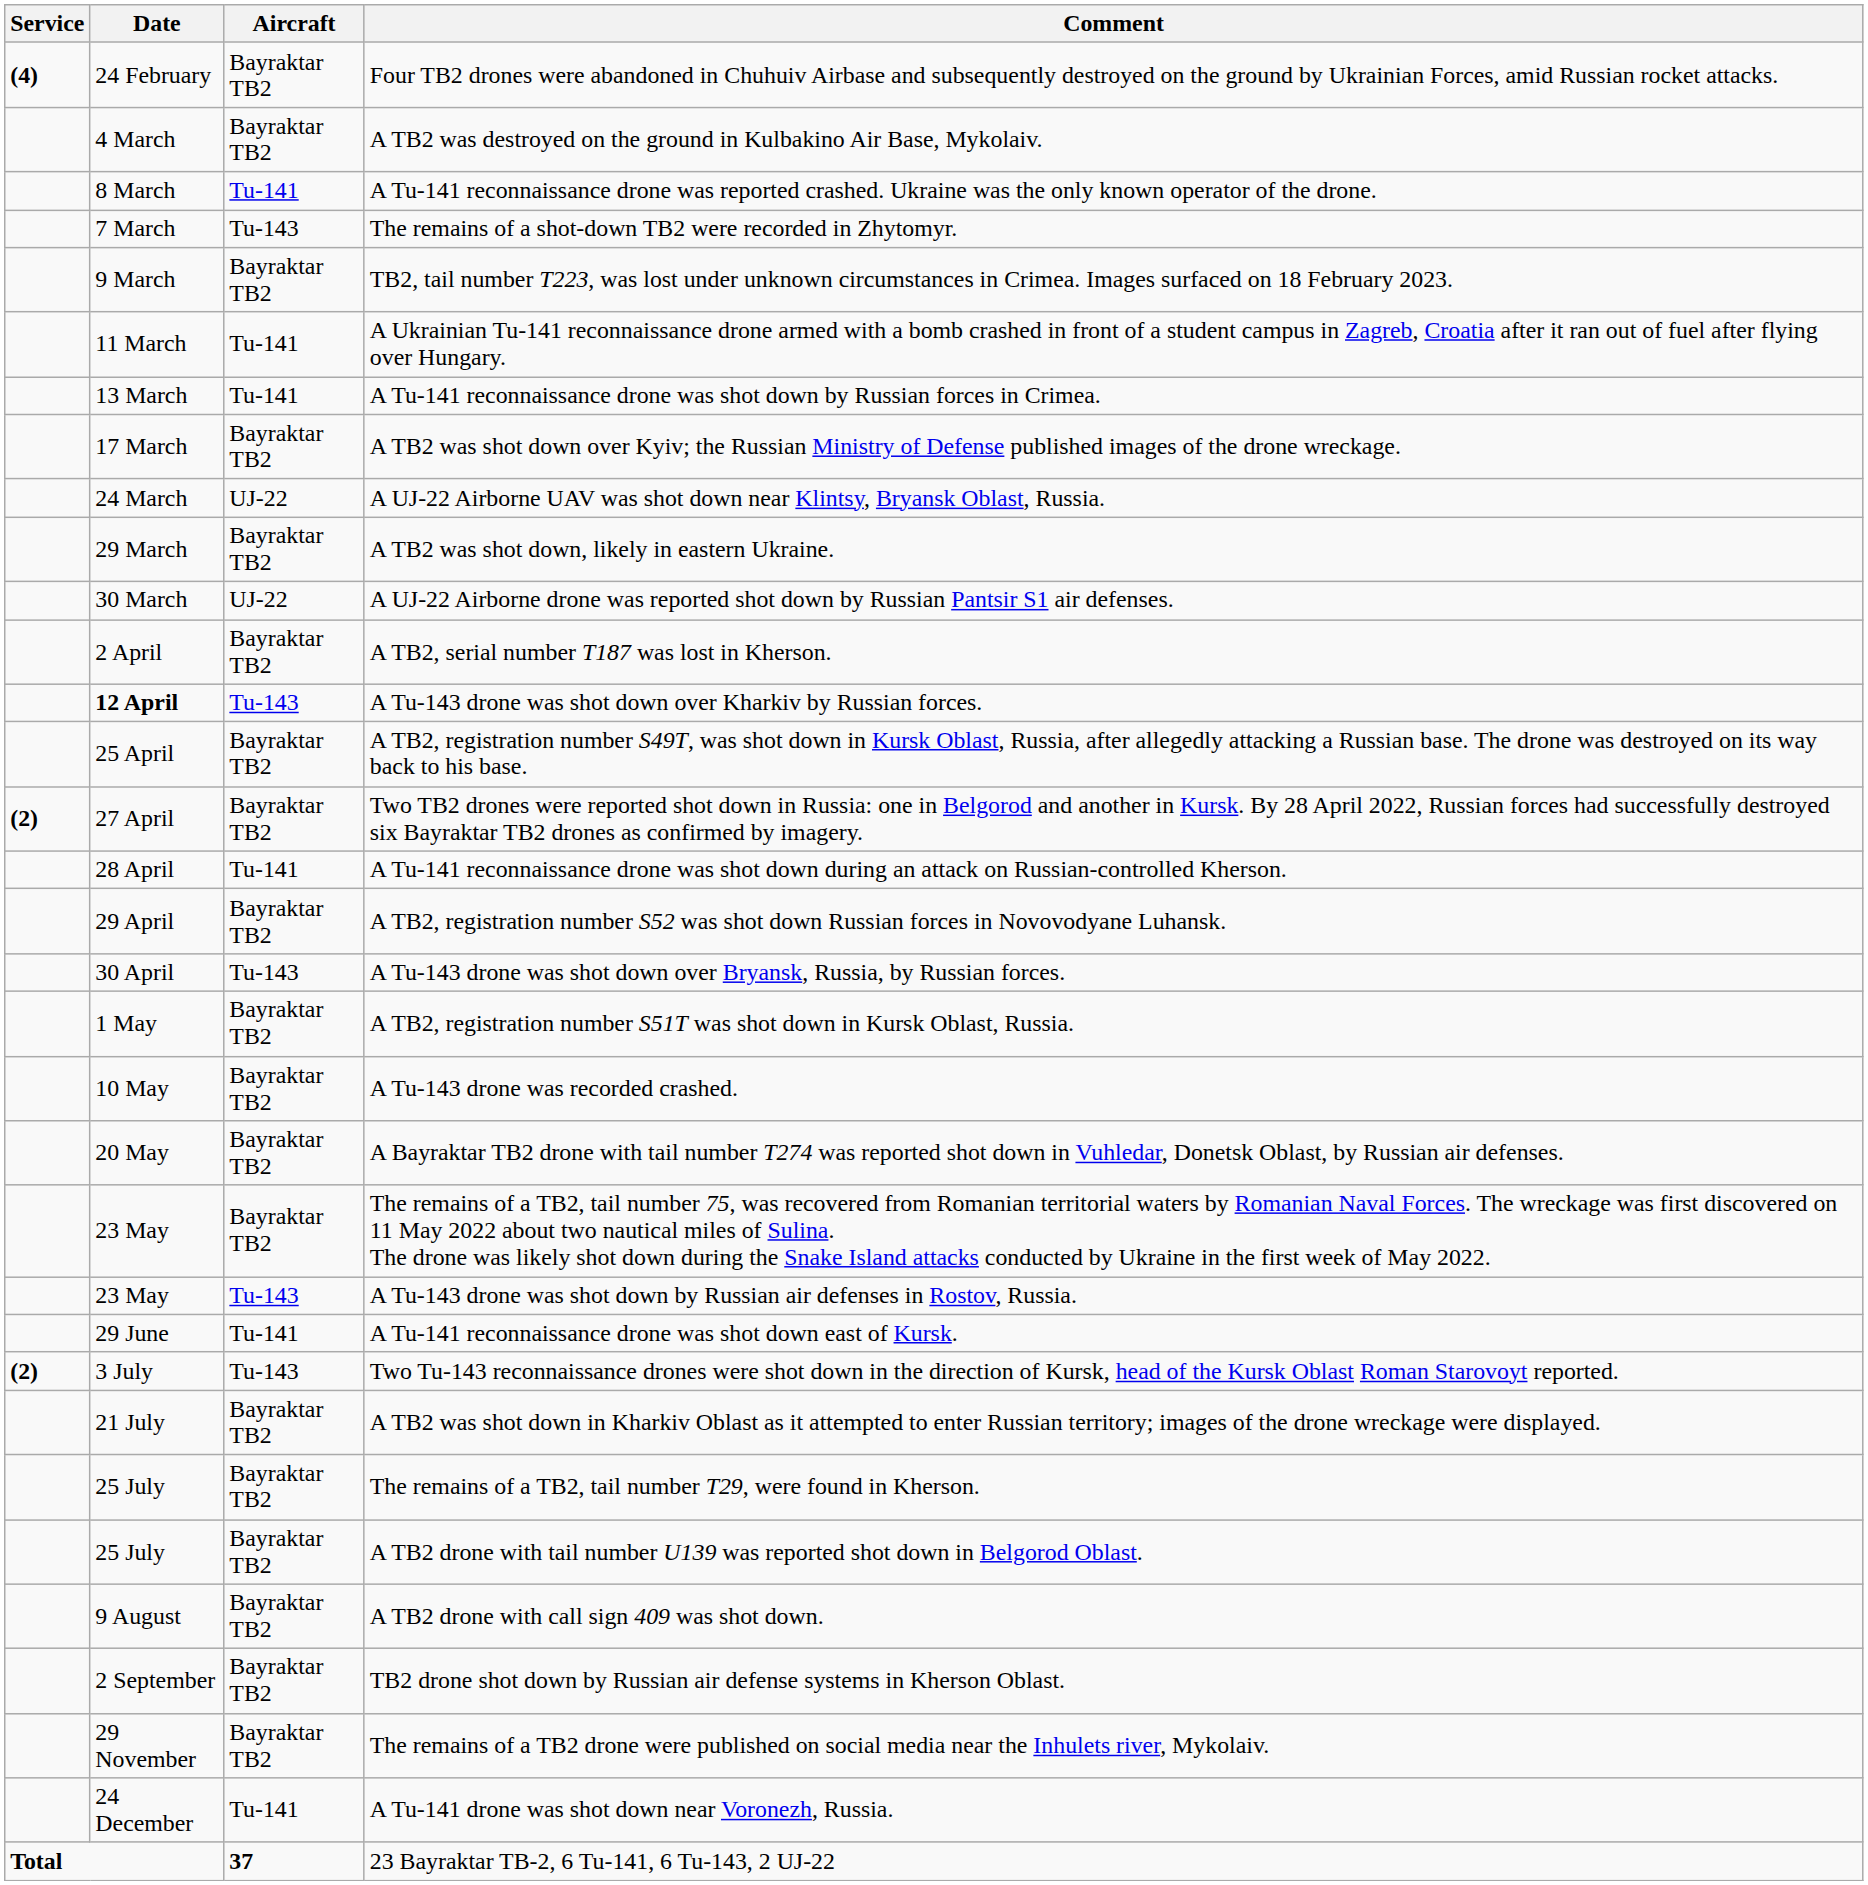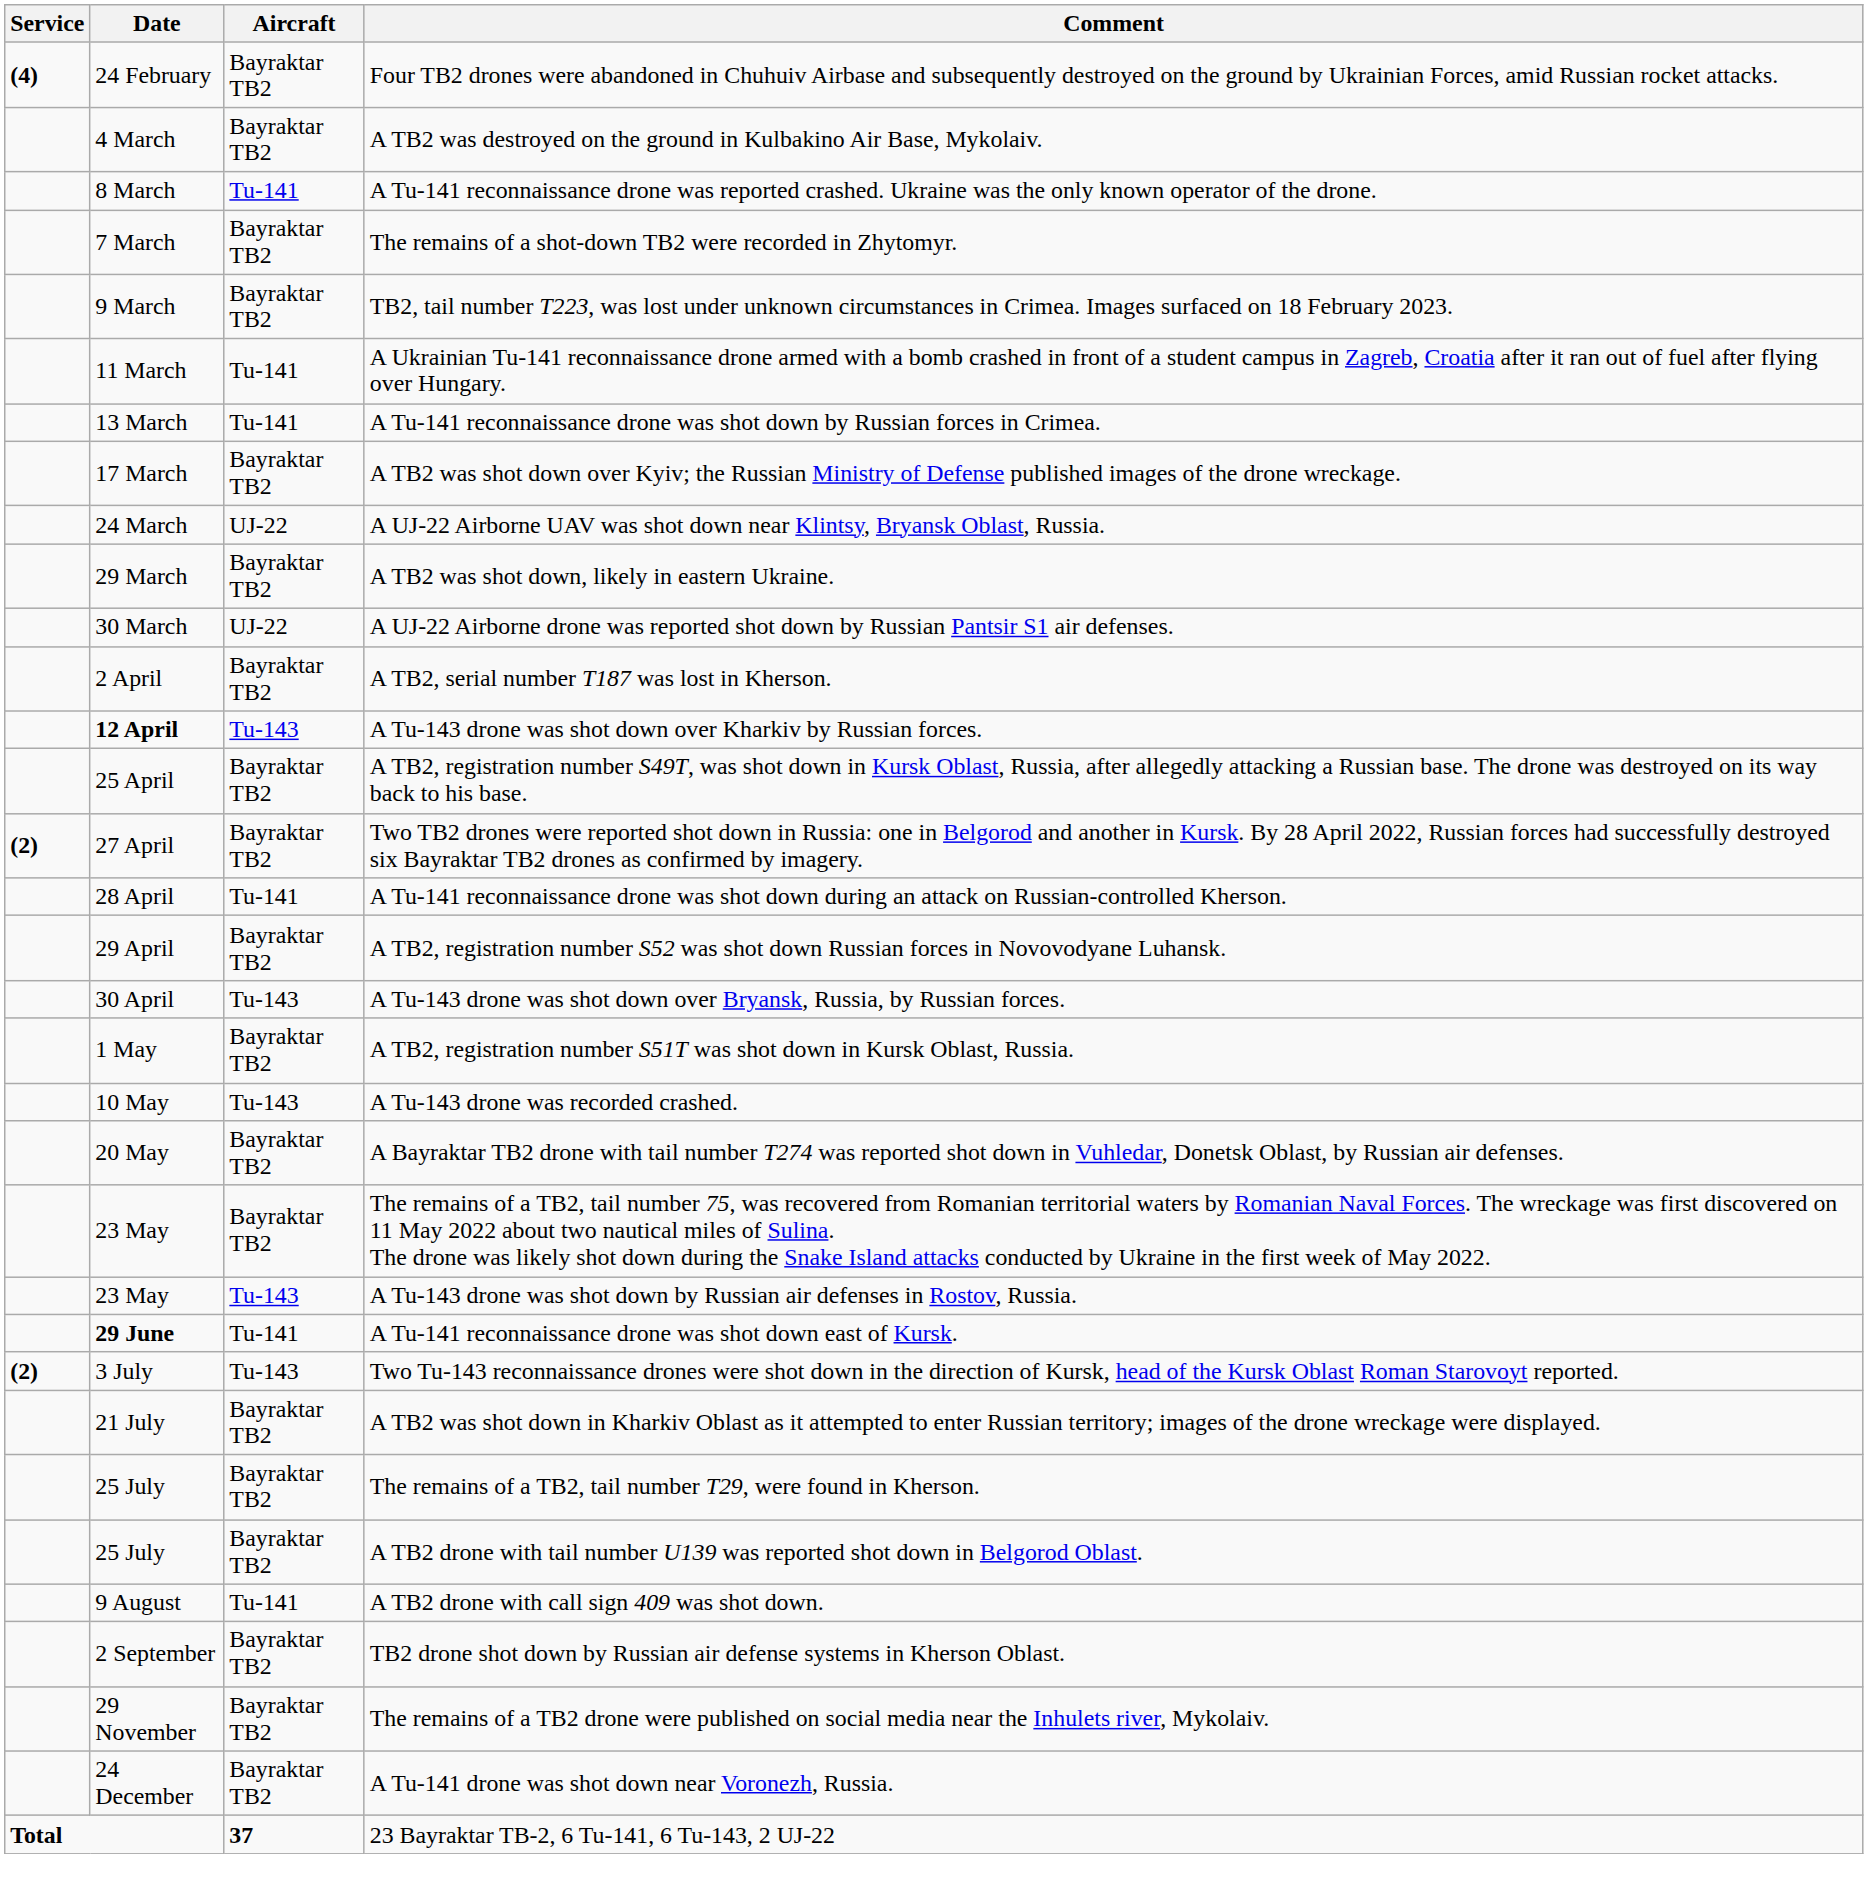(264, 228) Tu-143 -> (276, 241) Bayraktar TB2
(276, 1088) Bayraktar TB2 -> (264, 1101) Tu-143
(132, 1333) normal -> (135, 1333) bold
(276, 1616) Bayraktar TB2 -> (264, 1602) Tu-141
(264, 1809) Tu-141 -> (276, 1783) Bayraktar TB2
